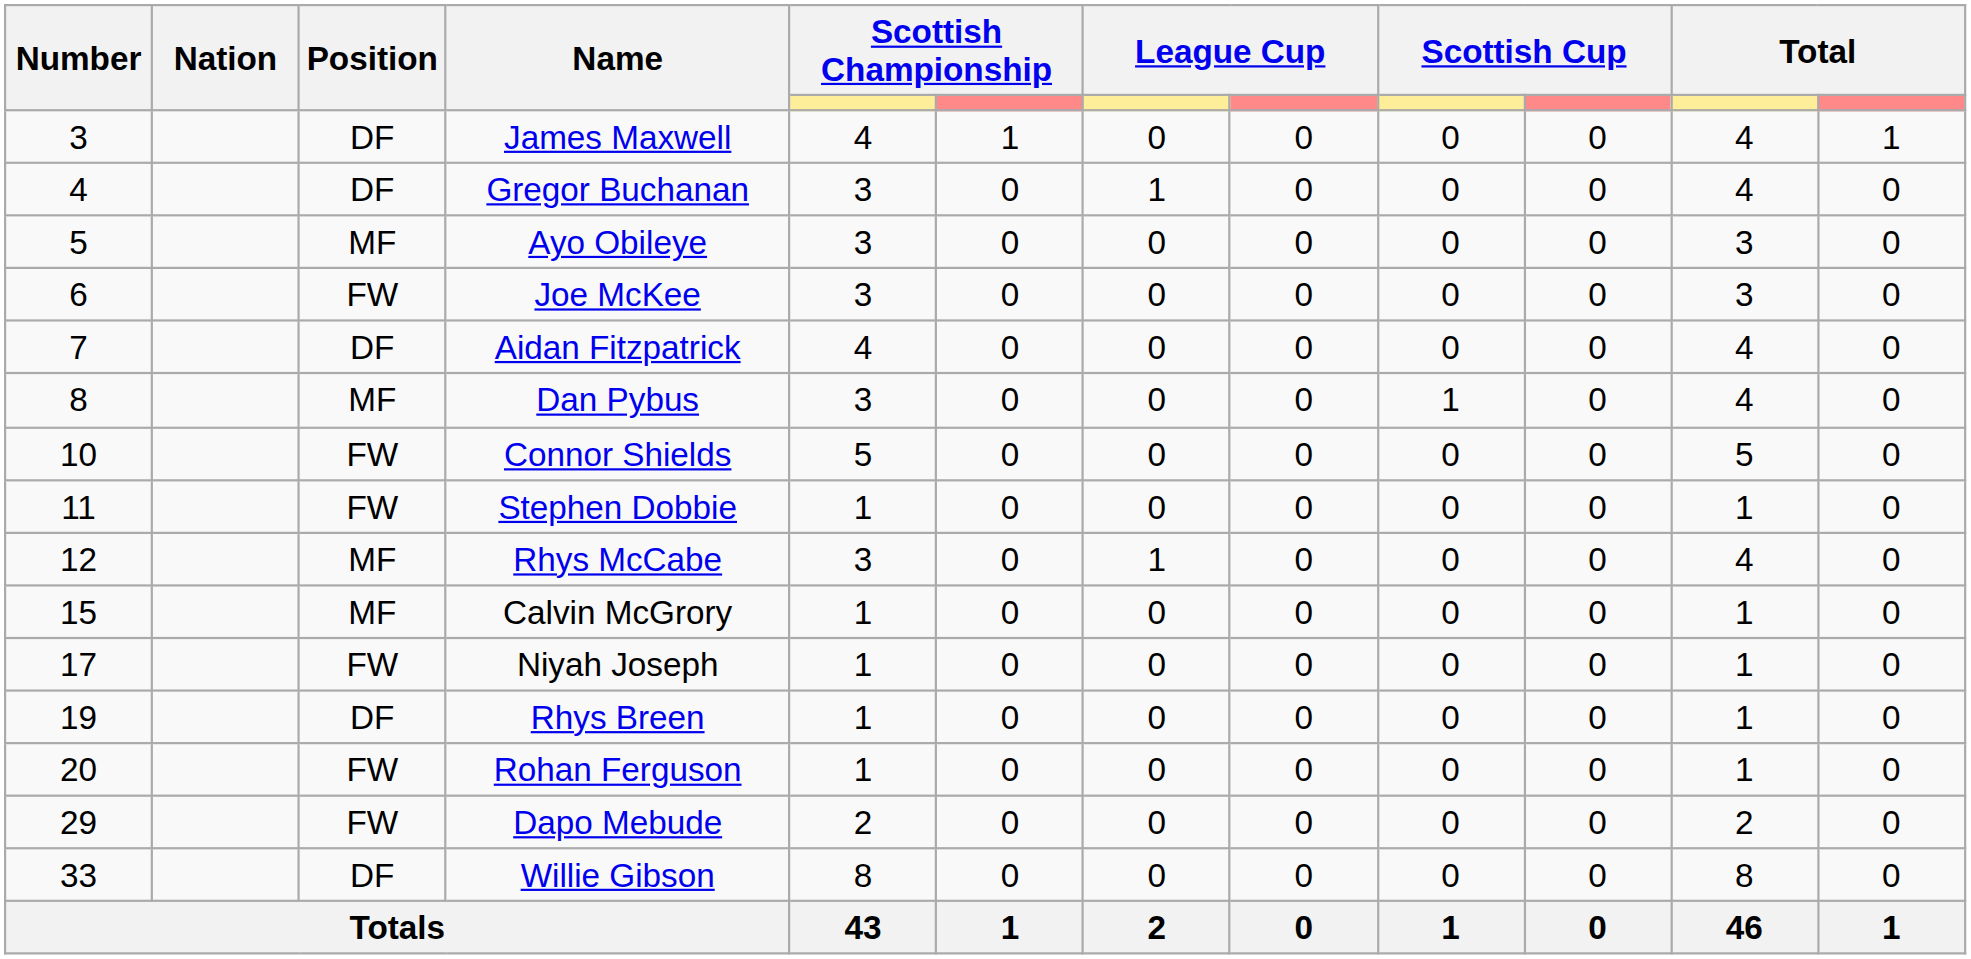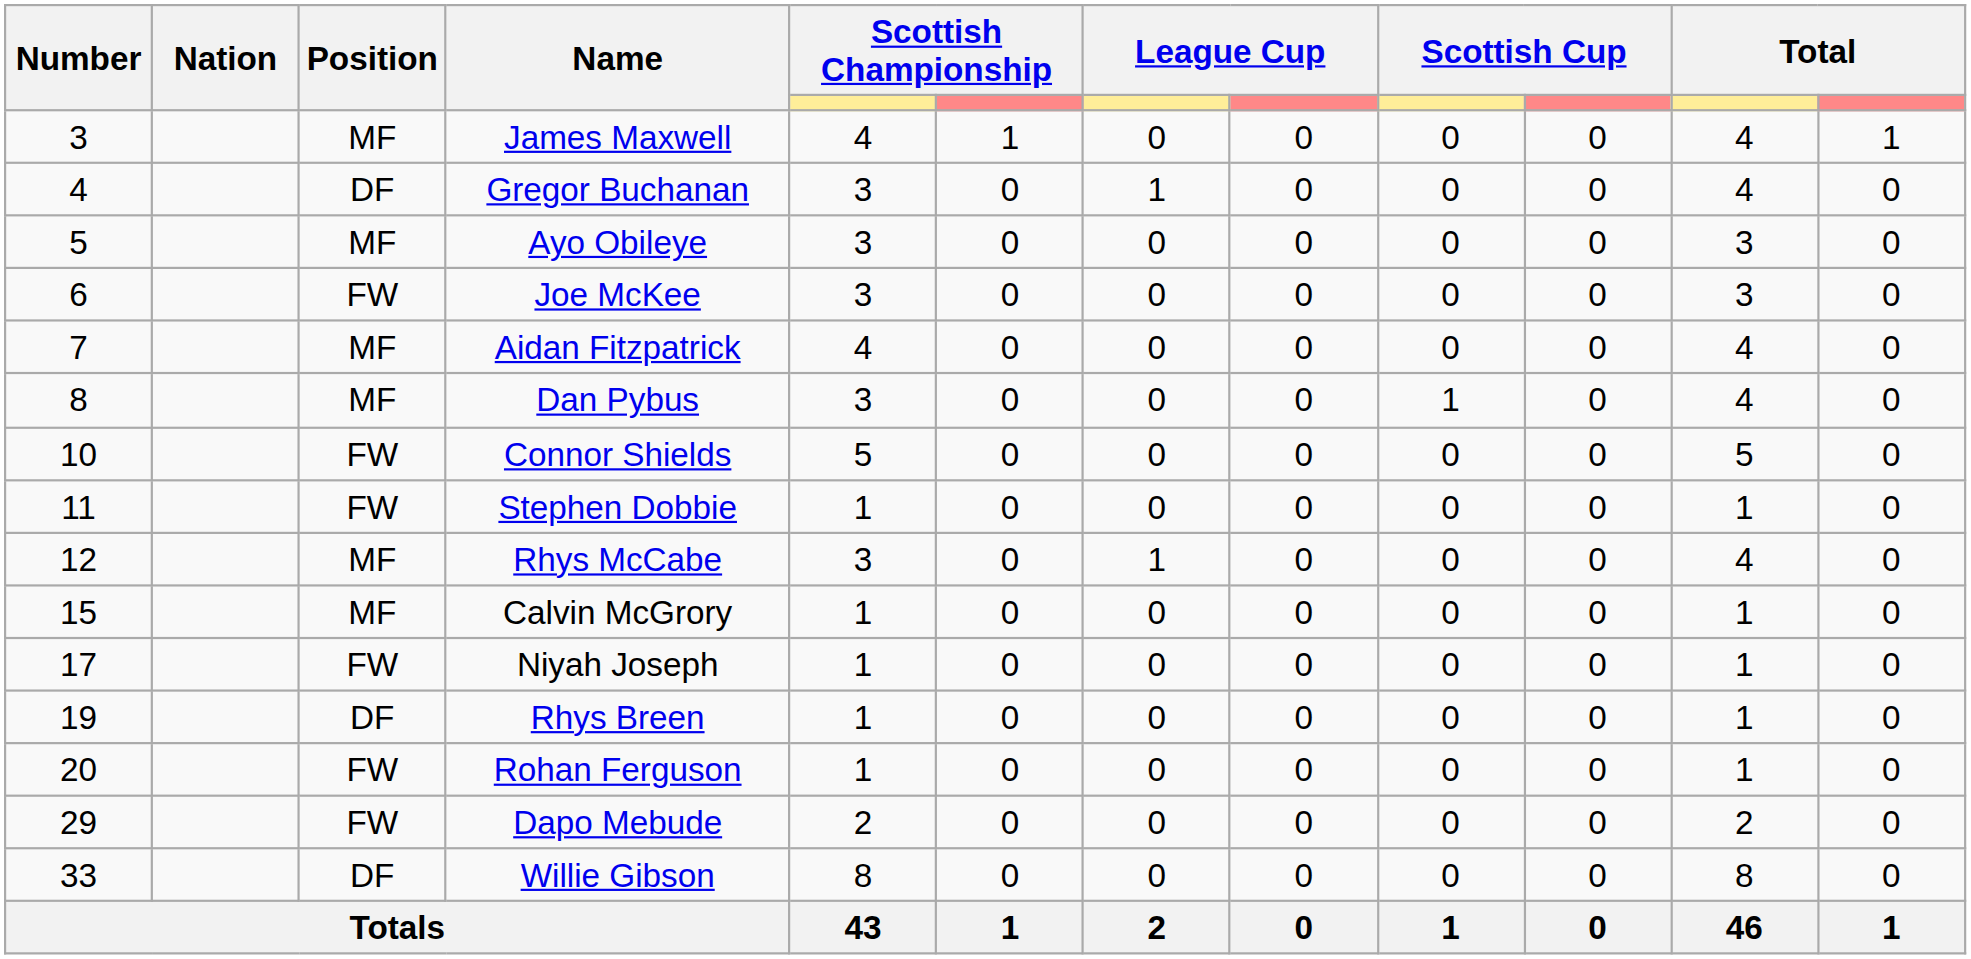(372, 137) DF -> (372, 137) MF
(372, 348) DF -> (372, 348) MF
